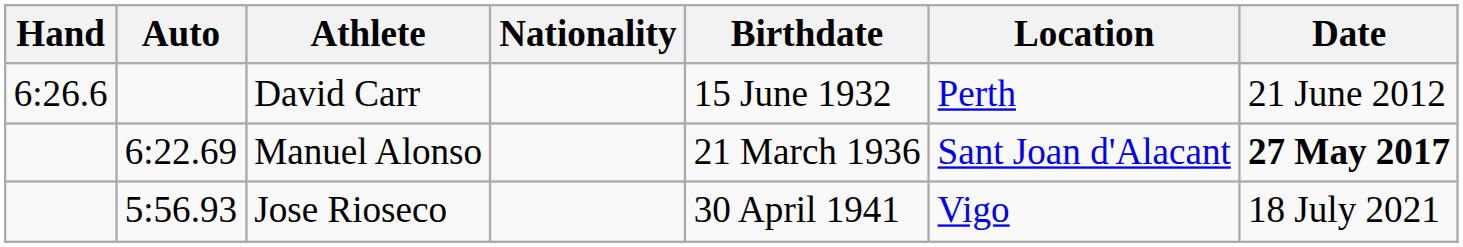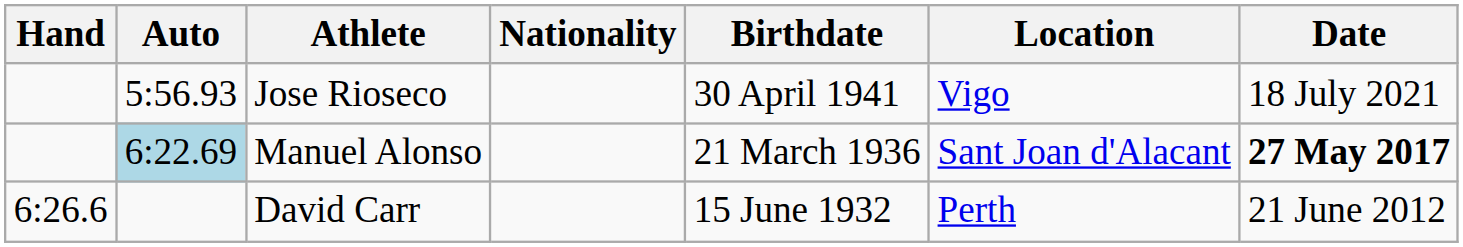rows swapped: (351, 210) <-> (337, 92)
(181, 151) no background -> (181, 151) lightblue background
